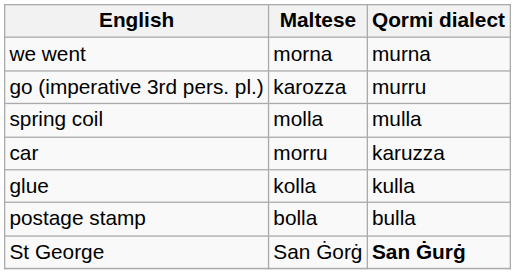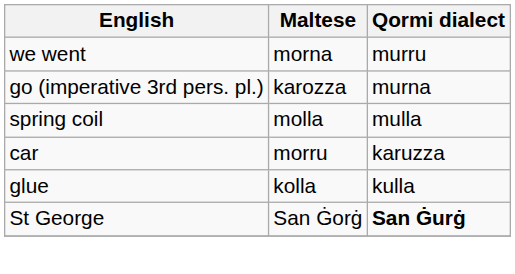(401, 53) murna -> (399, 53) murru
(399, 86) murru -> (401, 86) murna
- row: (78, 218)
